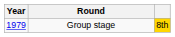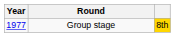(16, 26) 1979 -> (16, 26) 1977
